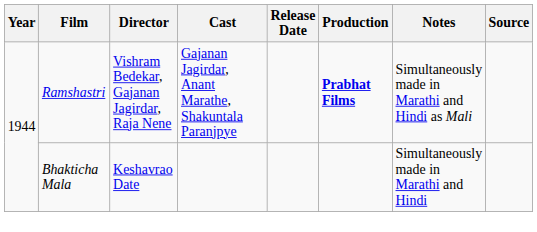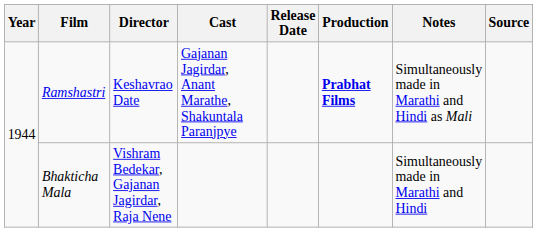(142, 92) Vishram Bedekar, Gajanan Jagirdar, Raja Nene -> (143, 92) Keshavrao Date
(143, 177) Keshavrao Date -> (142, 184) Vishram Bedekar, Gajanan Jagirdar, Raja Nene
